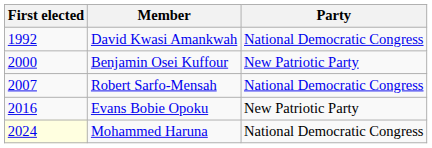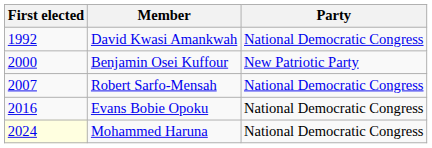(301, 108) New Patriotic Party -> (334, 108) National Democratic Congress
